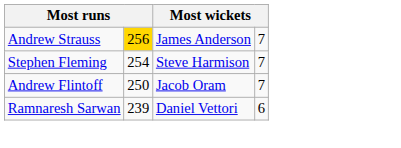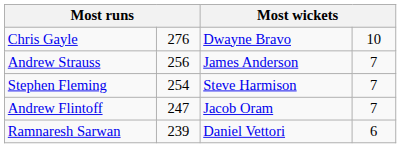+ row: (43, 39)
(138, 39) gold background -> (178, 62) no background
(138, 85) 250 -> (178, 108) 247
